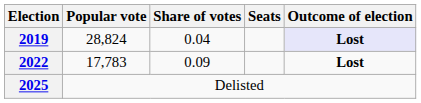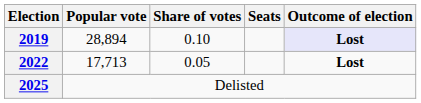(106, 39) 28,824 -> (106, 39) 28,894
(197, 39) 0.04 -> (197, 39) 0.10
(106, 62) 17,783 -> (106, 62) 17,713
(197, 62) 0.09 -> (197, 62) 0.05
